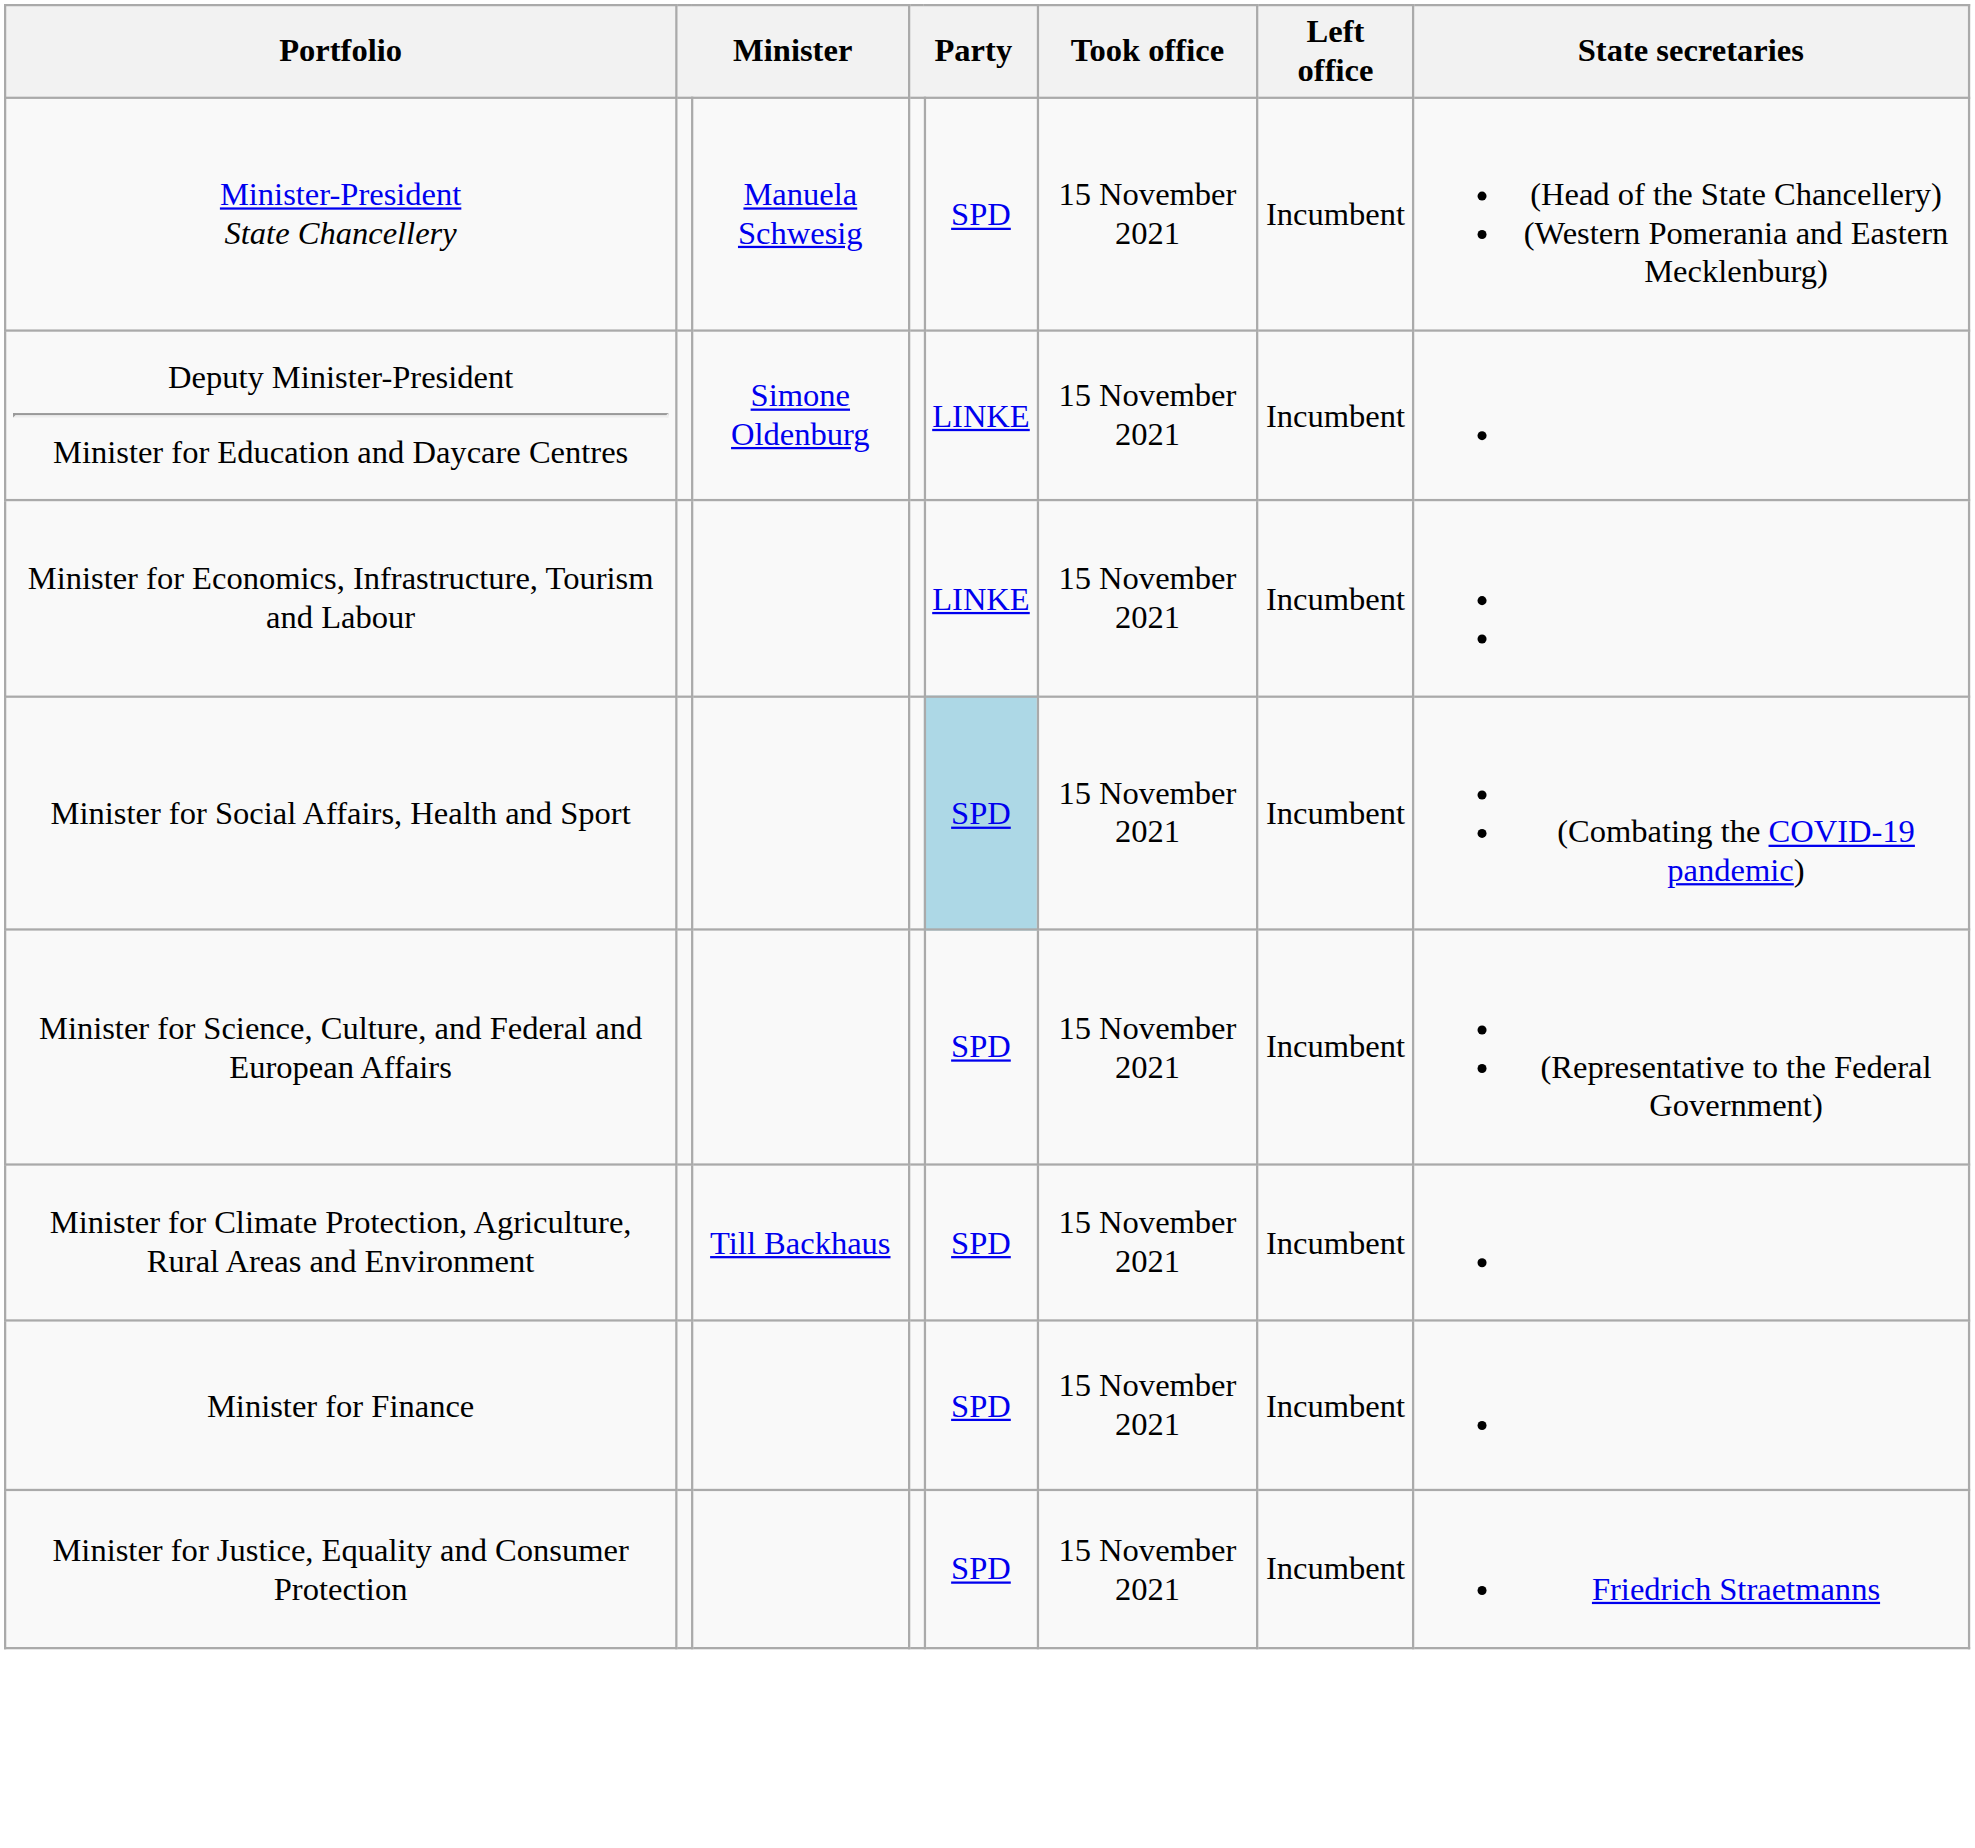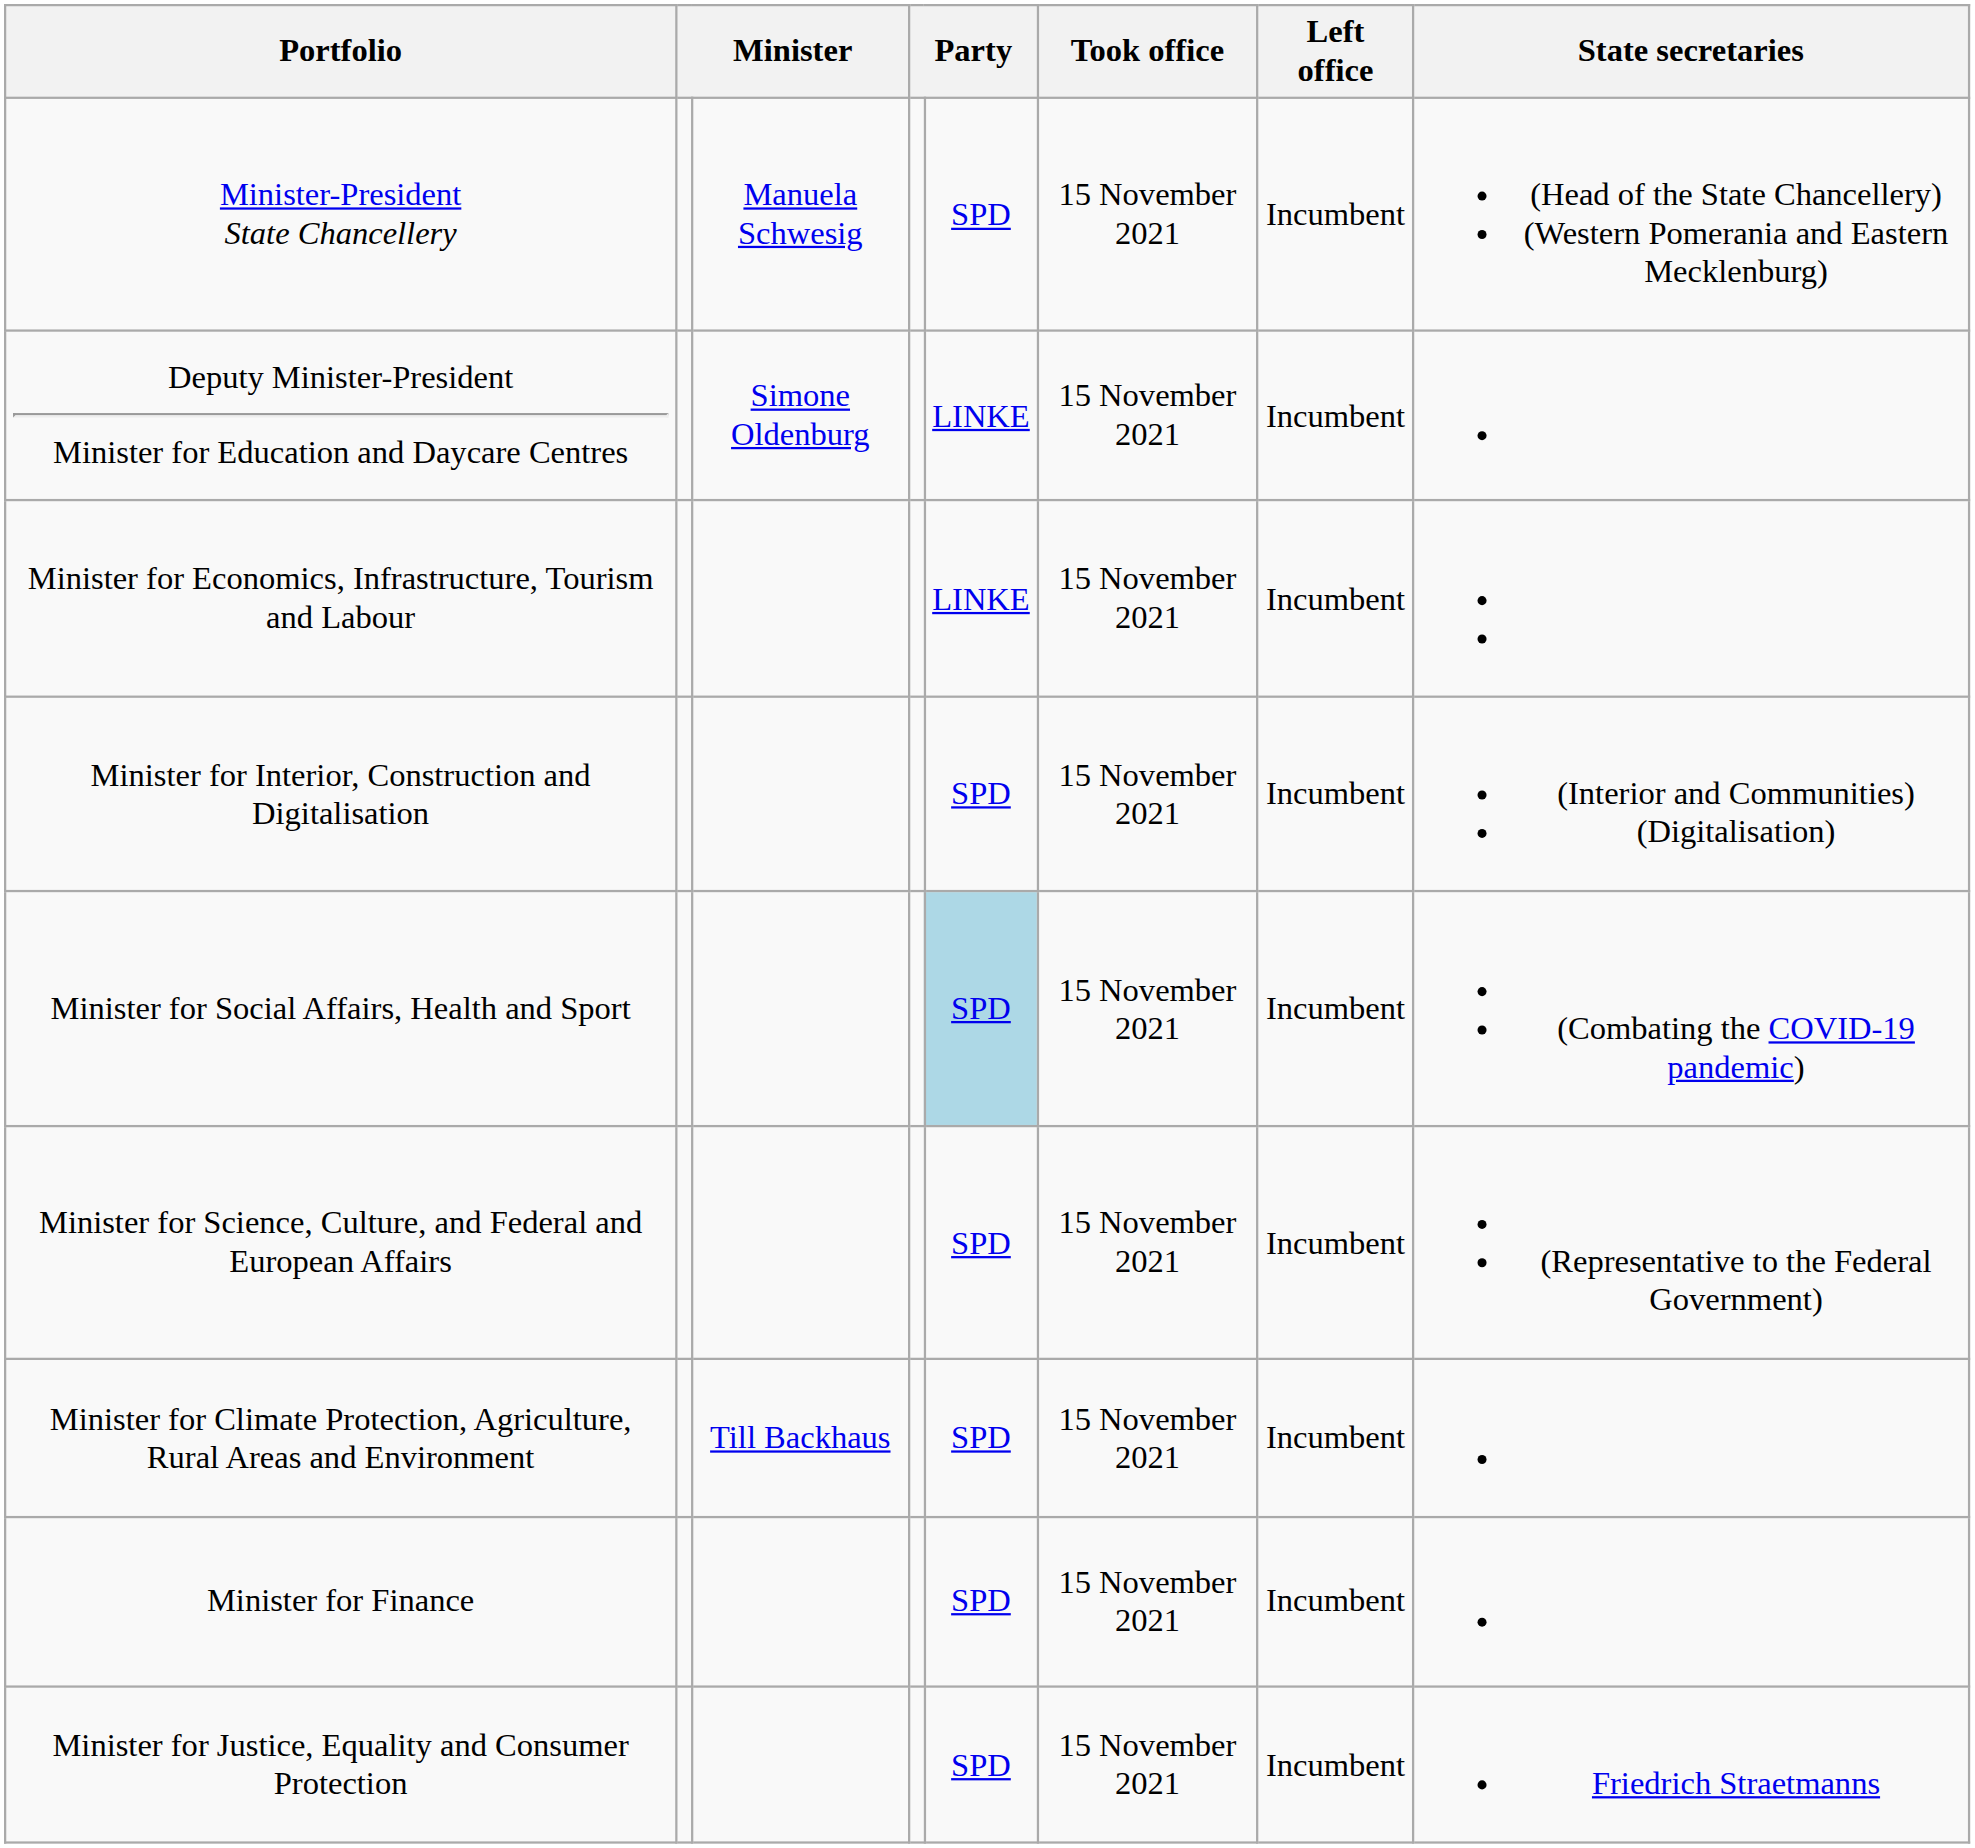+ row: (341, 793)
